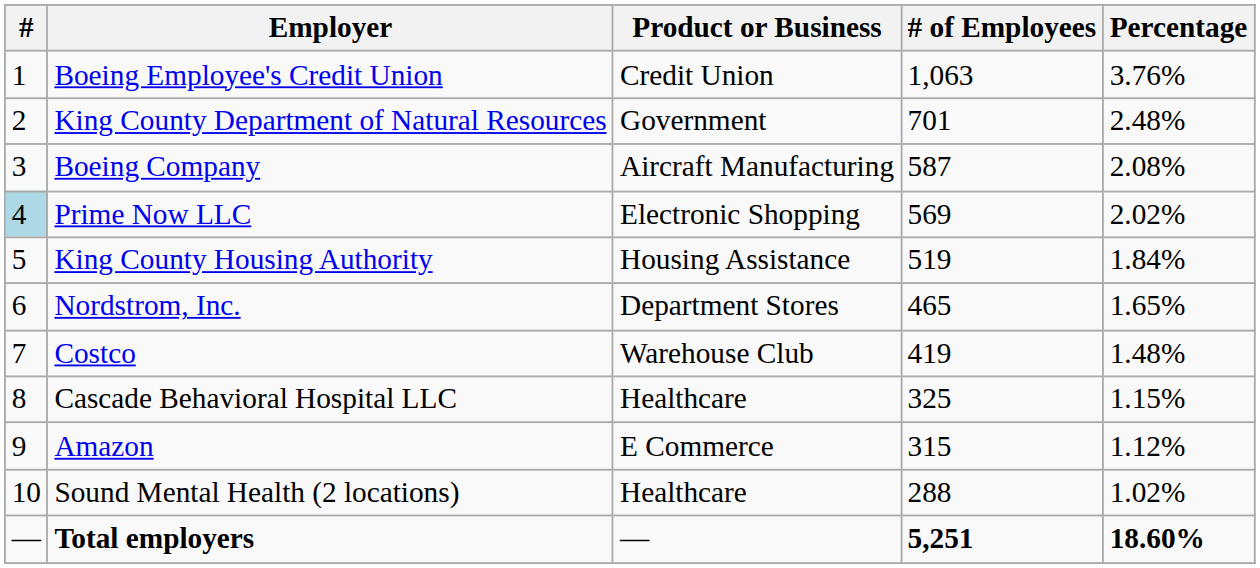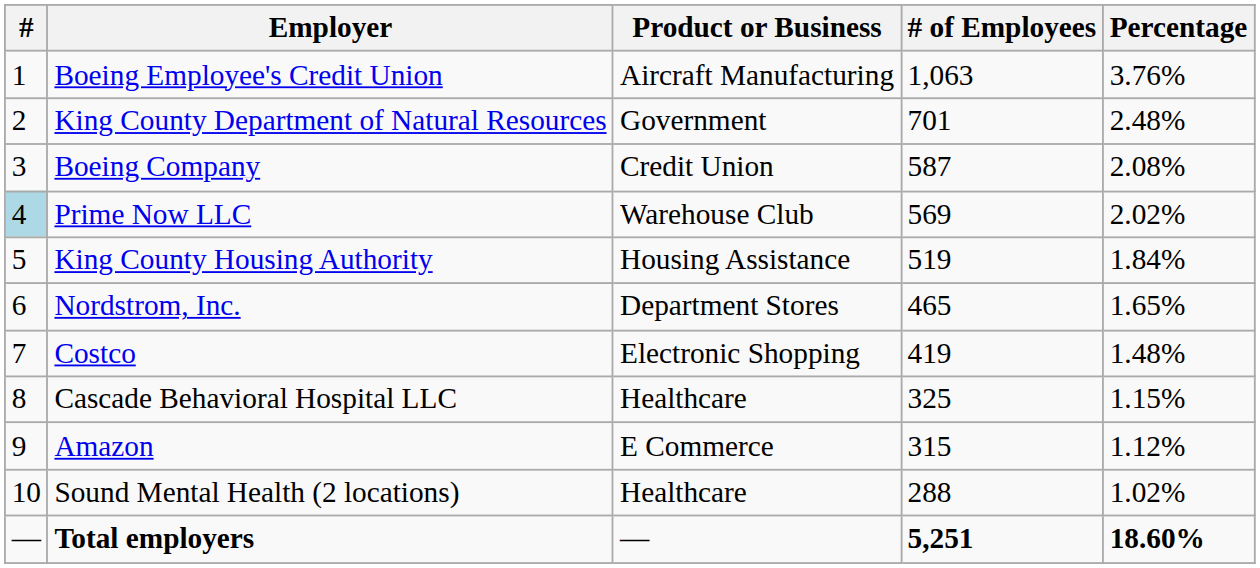(697, 74) Credit Union -> (757, 74) Aircraft Manufacturing
(757, 167) Aircraft Manufacturing -> (697, 167) Credit Union
(740, 213) Electronic Shopping -> (717, 213) Warehouse Club
(717, 352) Warehouse Club -> (740, 352) Electronic Shopping
